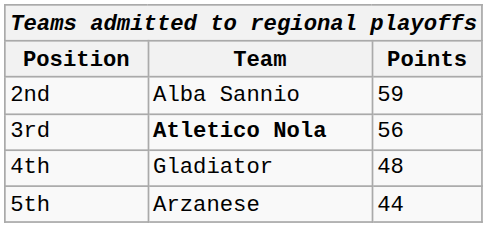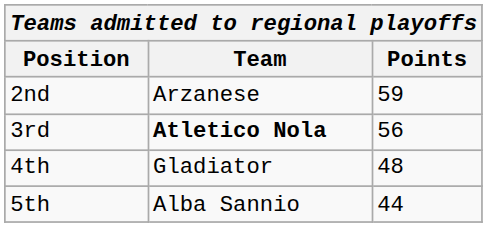(226, 95) Alba Sannio -> (206, 95) Arzanese
(206, 204) Arzanese -> (226, 204) Alba Sannio
